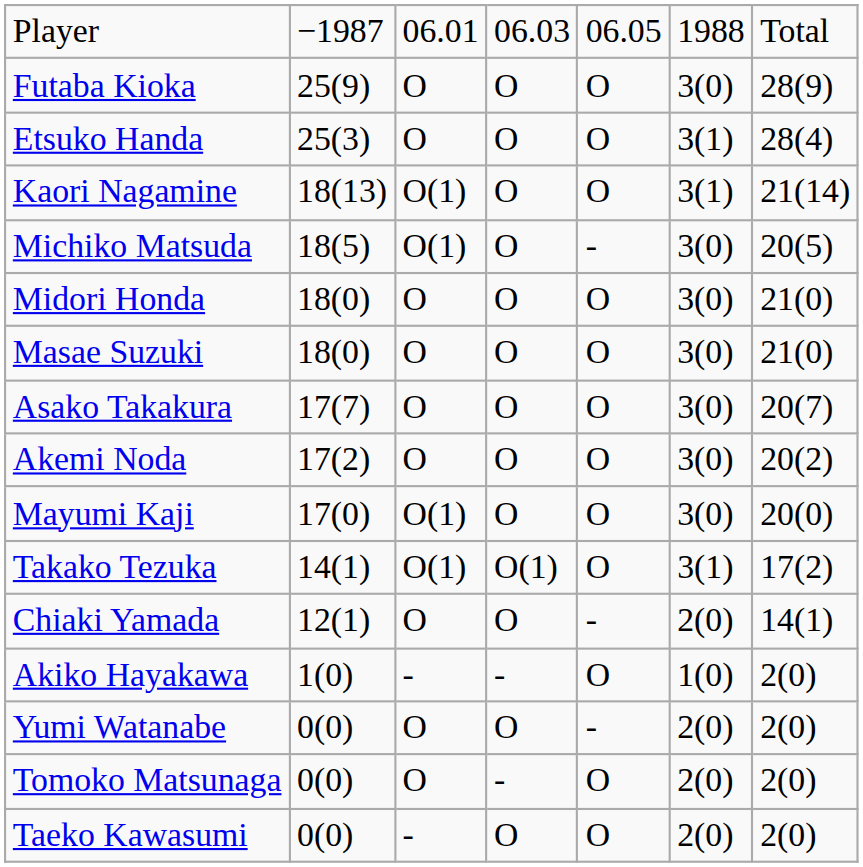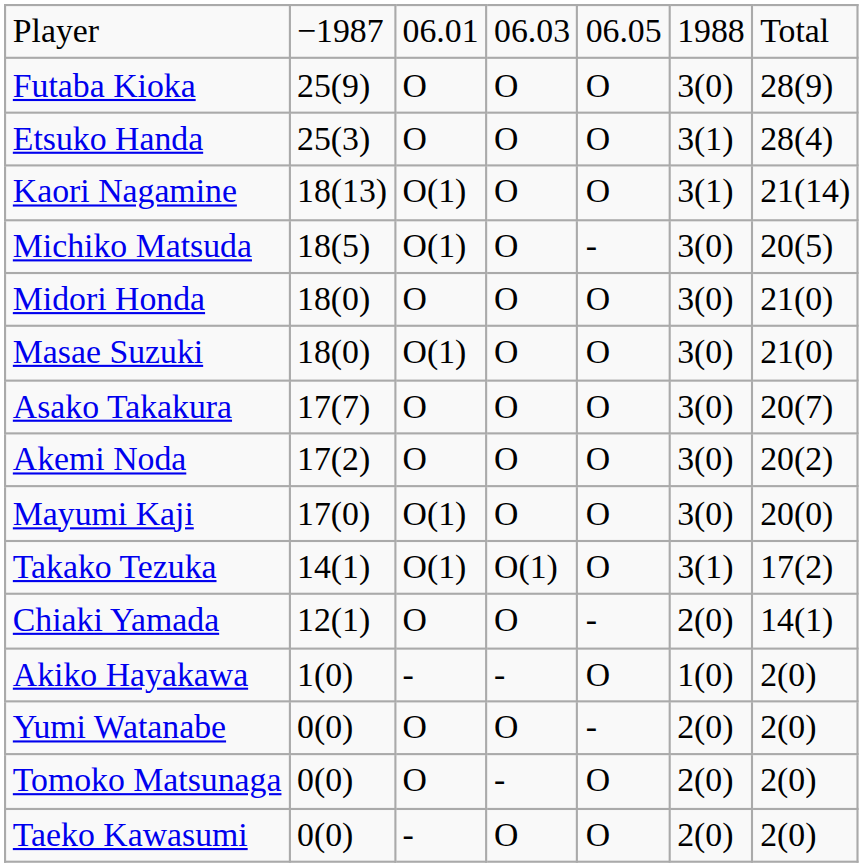(415, 352) O -> (434, 352) O(1)
